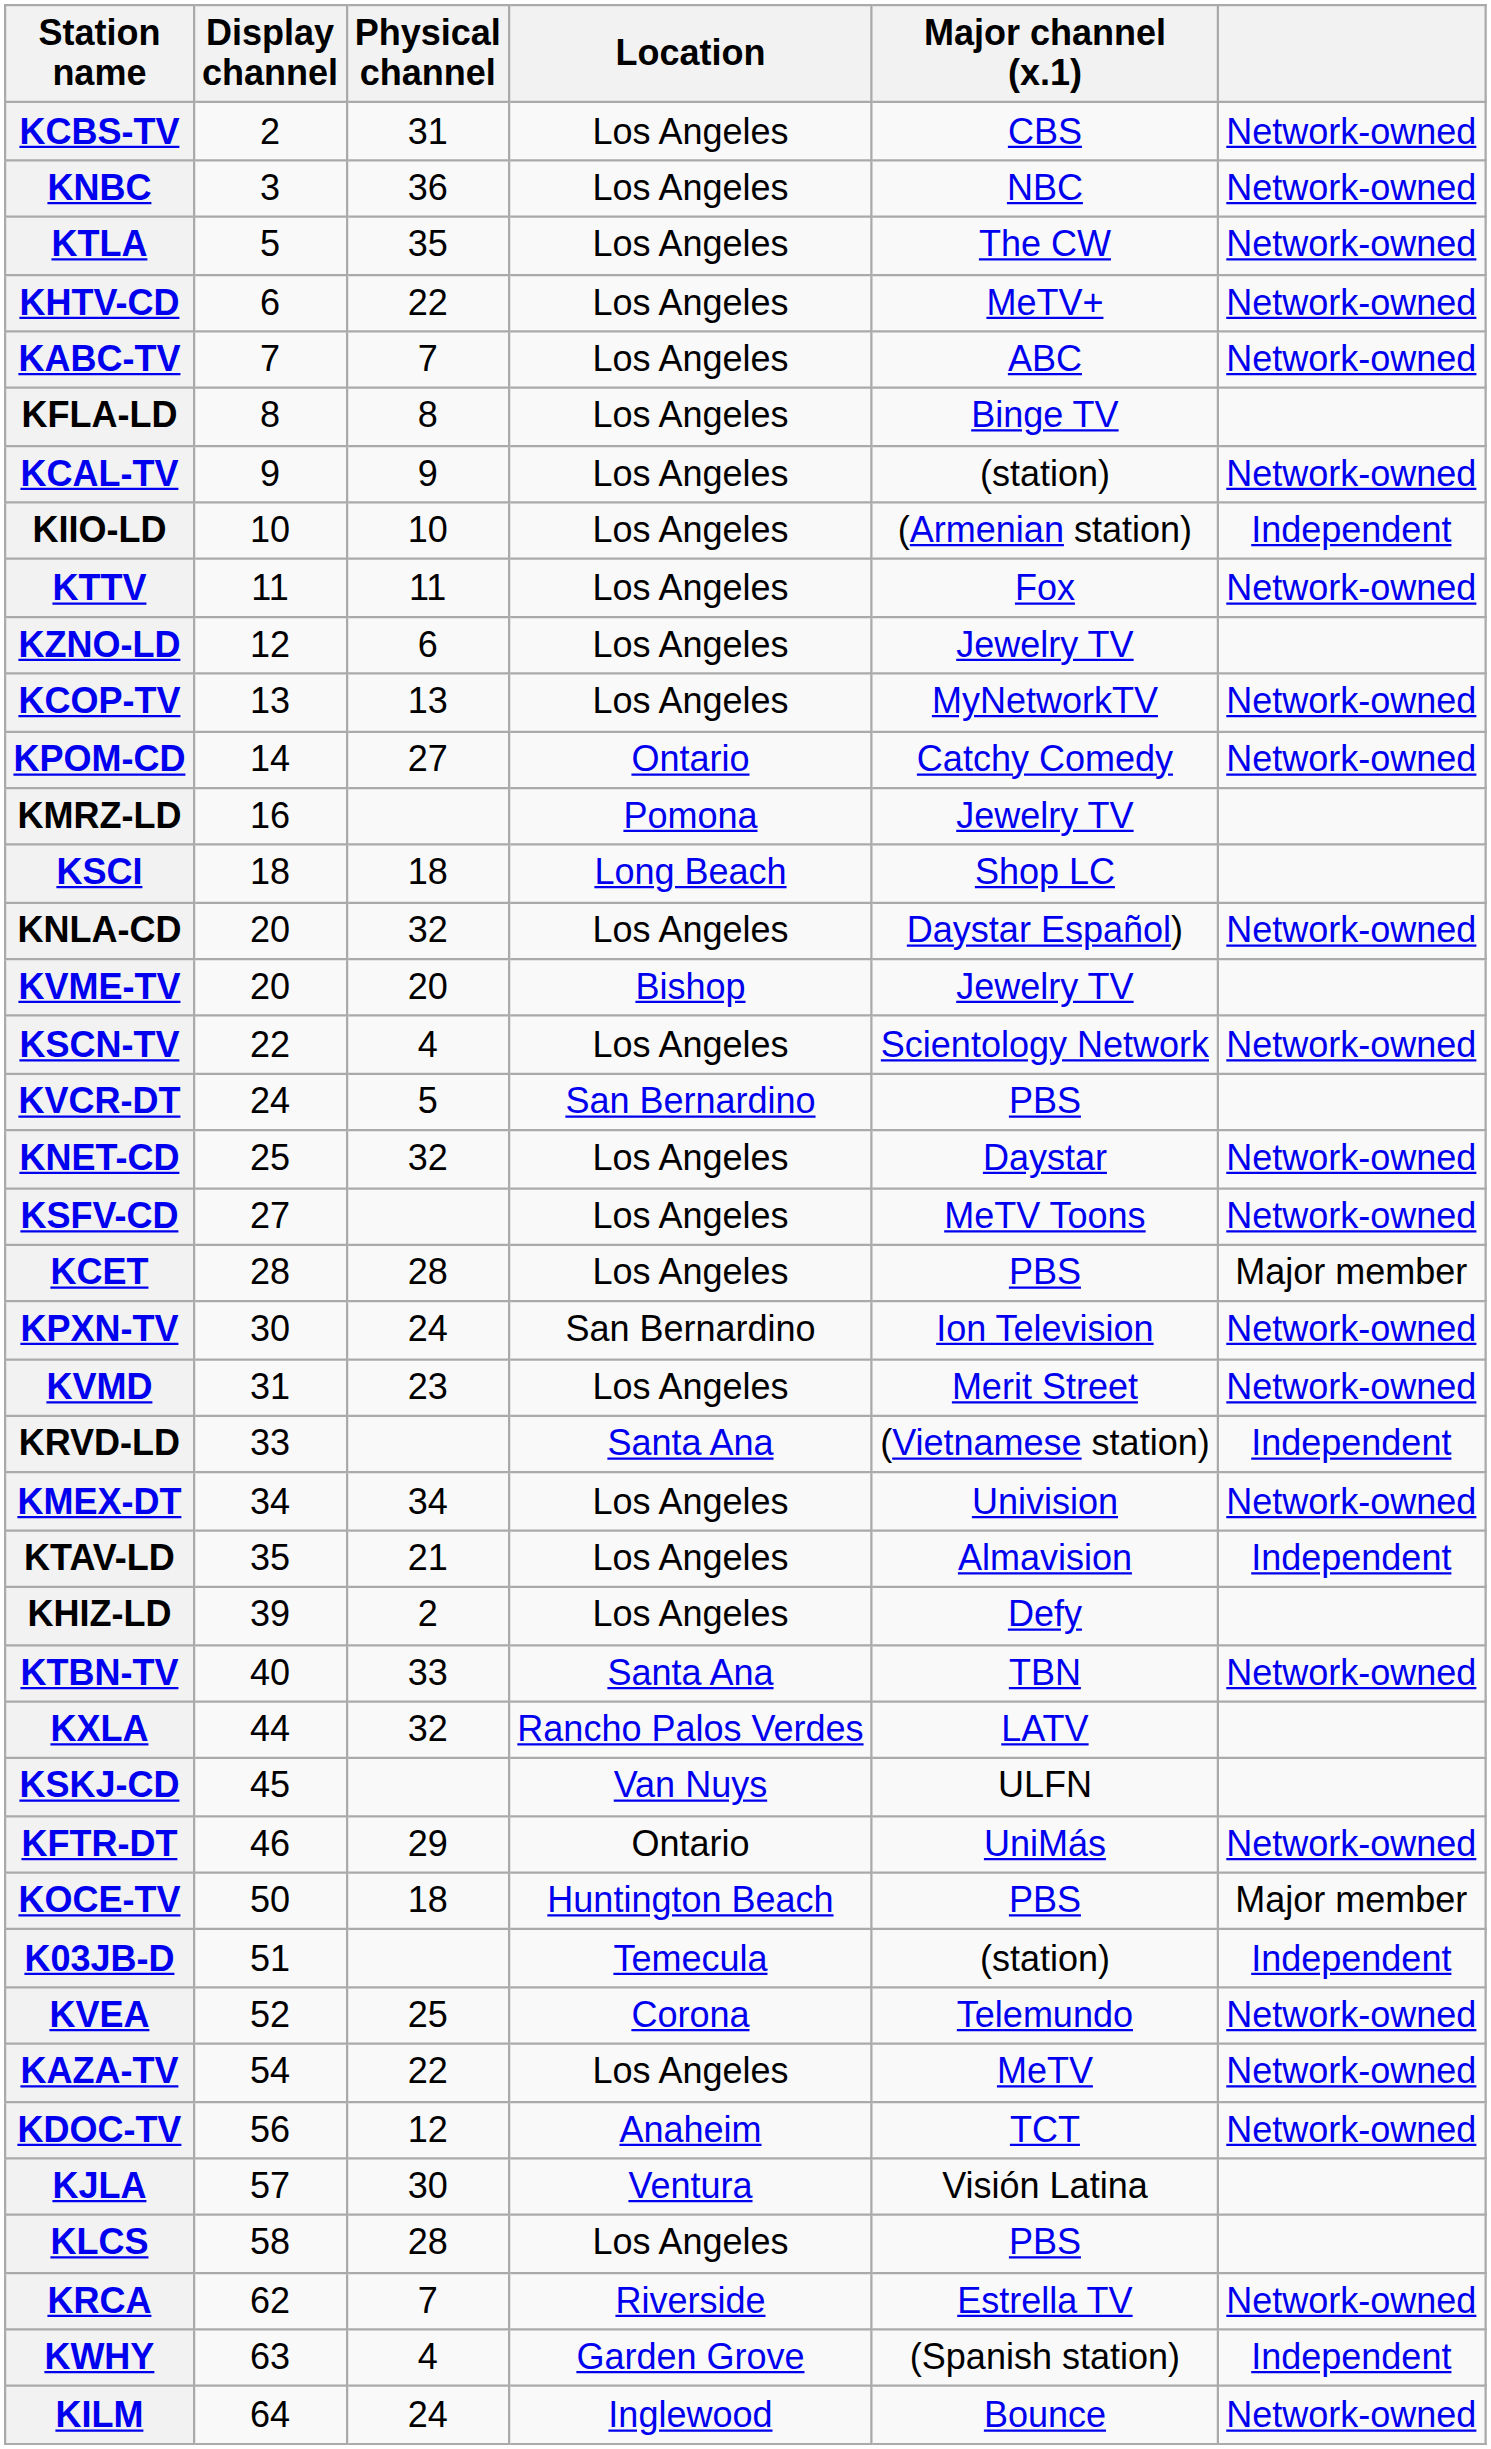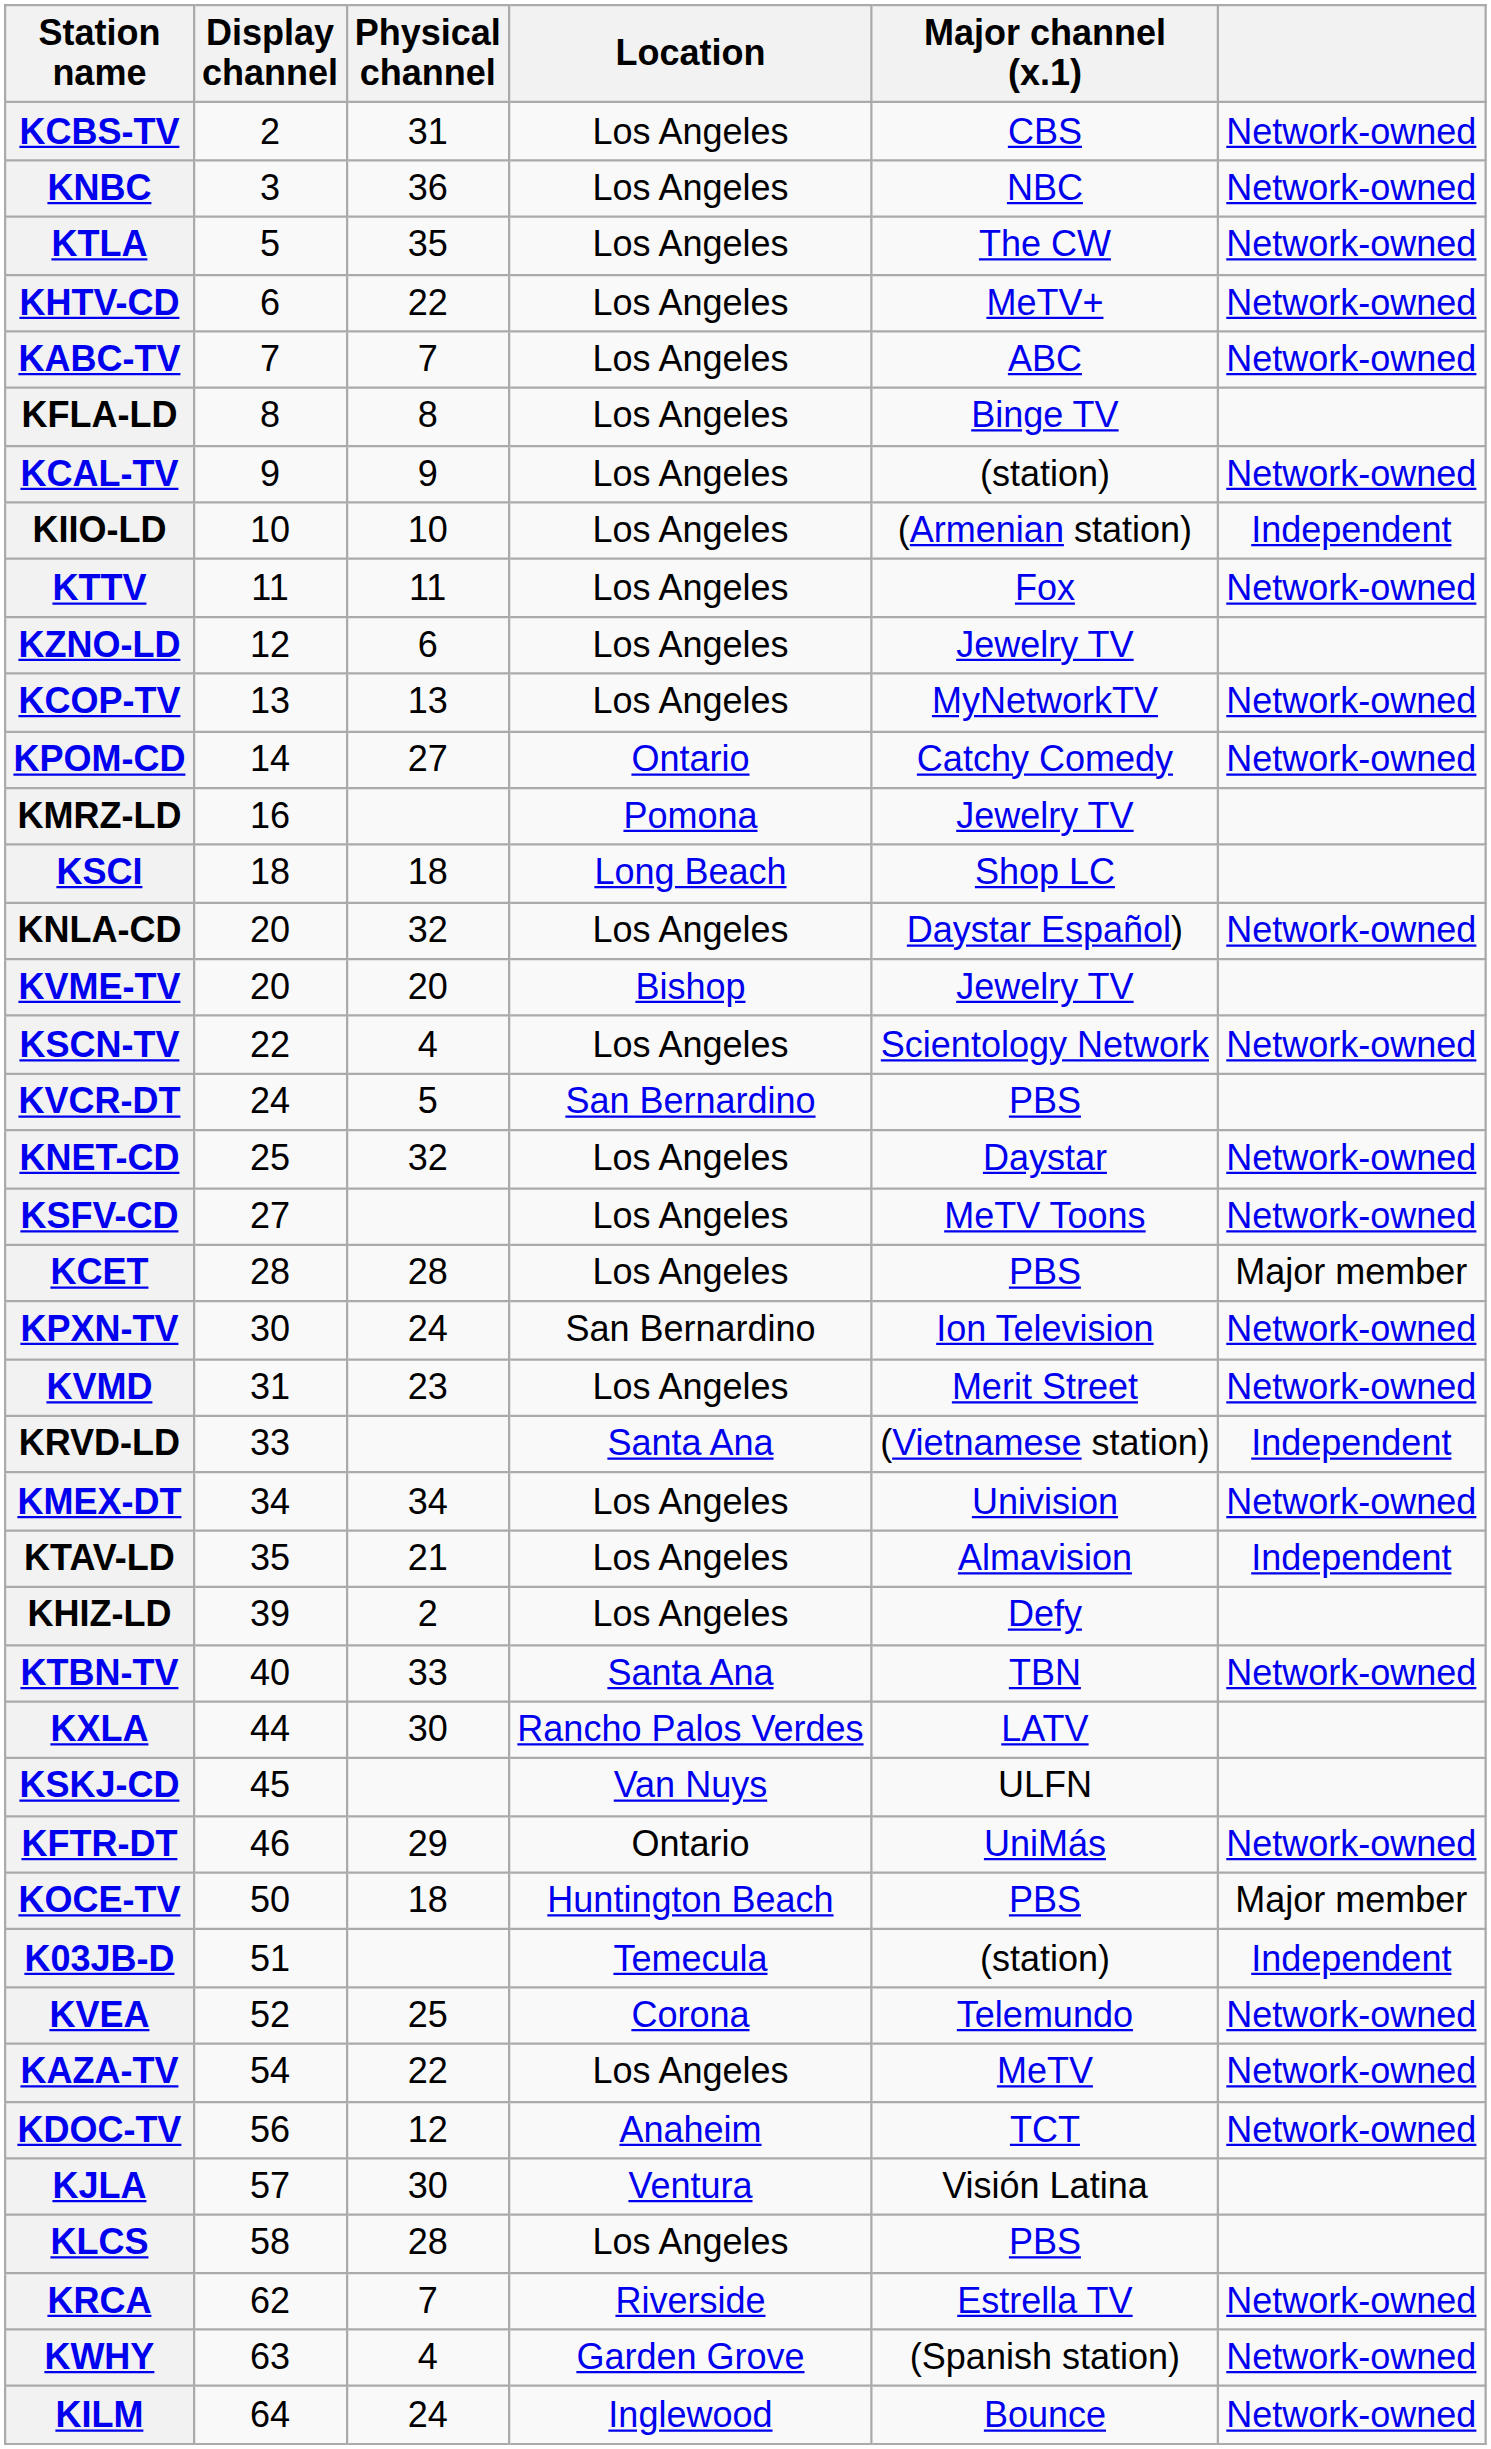(428, 1729) 32 -> (428, 1729) 30
(1351, 2357) Independent -> (1351, 2357) Network-owned
